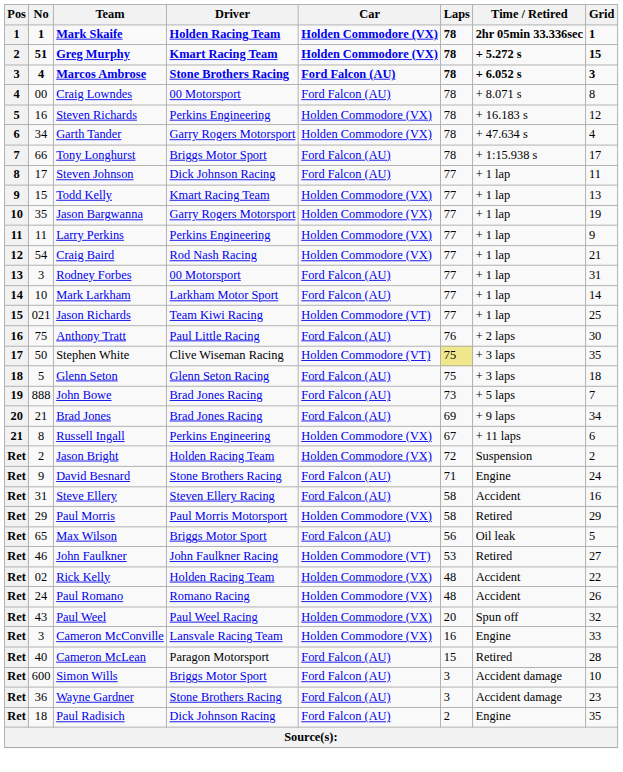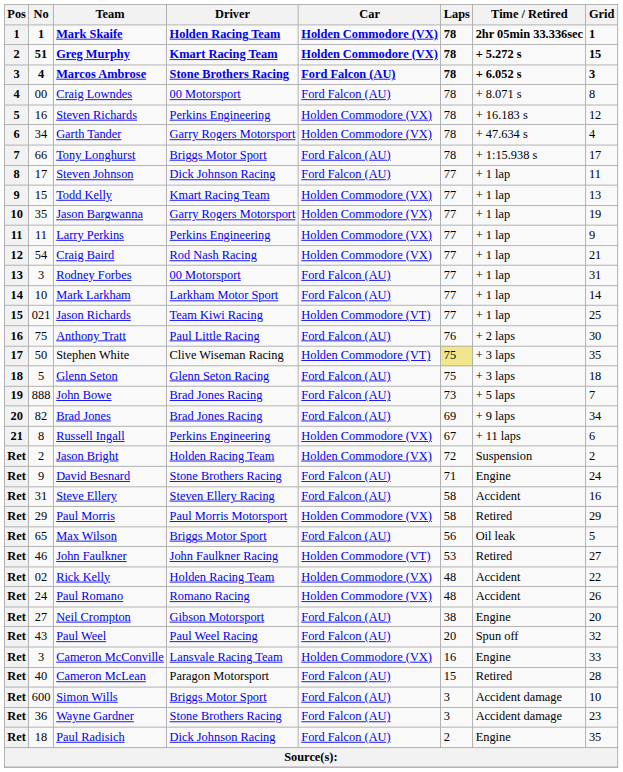(41, 416) 21 -> (41, 416) 82
+ row: (93, 616)
(367, 616) Holden Commodore (VX) -> (346, 636) Ford Falcon (AU)
